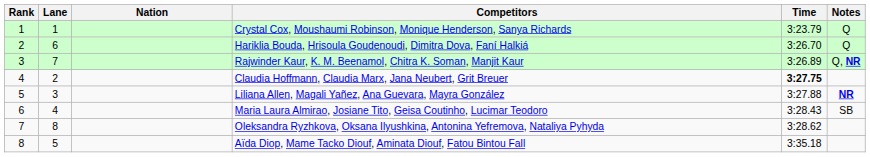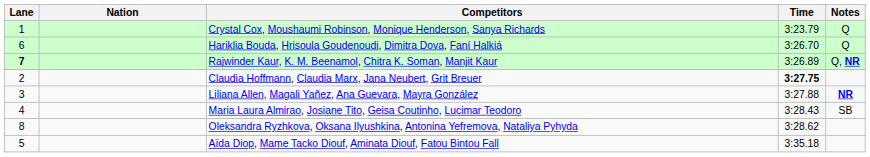- column: (21, 13)
(55, 62) normal -> (22, 62) bold
